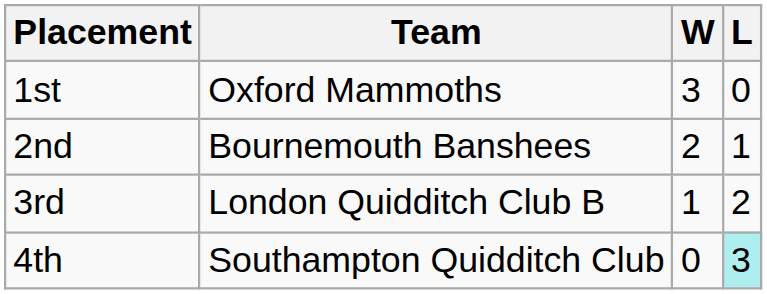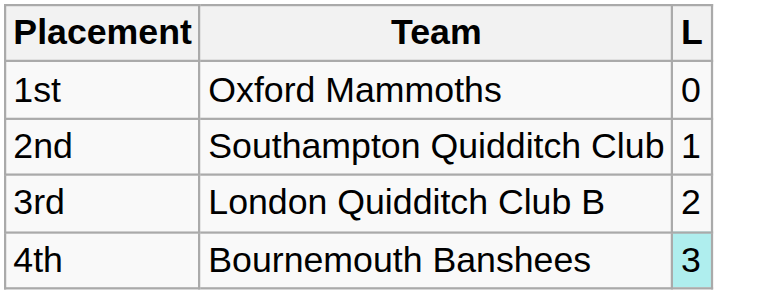- column: (698, 32)
(400, 145) Bournemouth Banshees -> (436, 145) Southampton Quidditch Club
(436, 259) Southampton Quidditch Club -> (400, 259) Bournemouth Banshees
